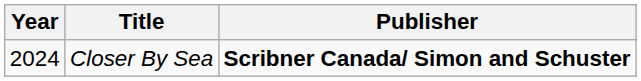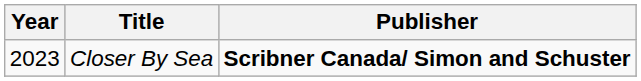(35, 57) 2024 -> (35, 57) 2023
